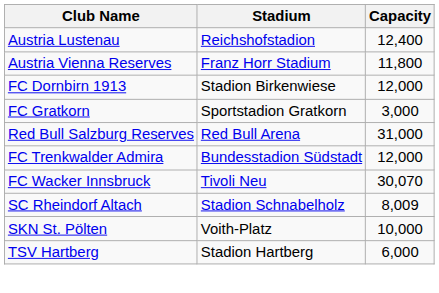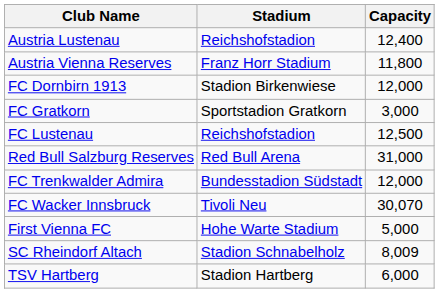+ row: (50, 134)
+ row: (59, 228)
- row: (58, 228)
